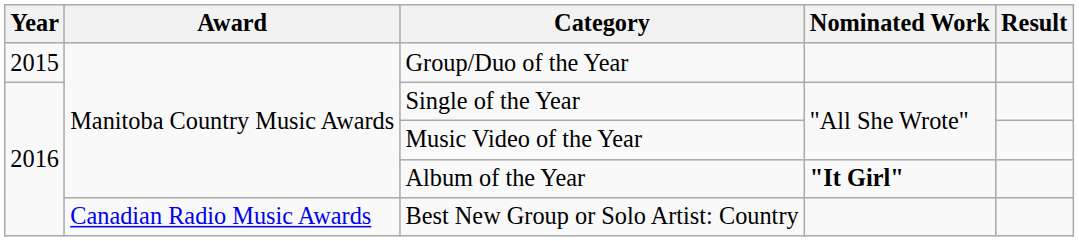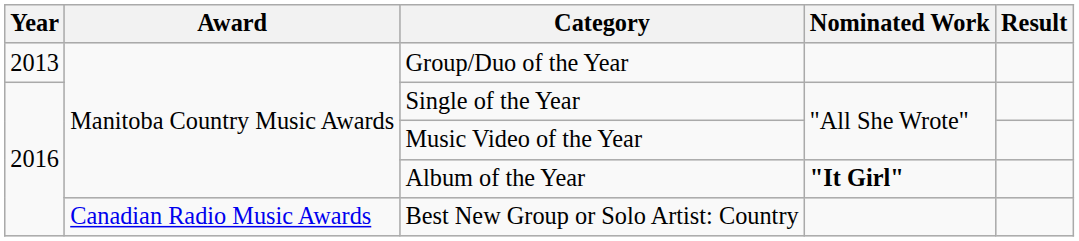(35, 62) 2015 -> (35, 62) 2013
